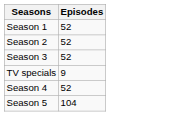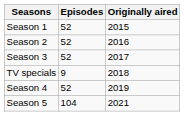+ column: (143, 12)
